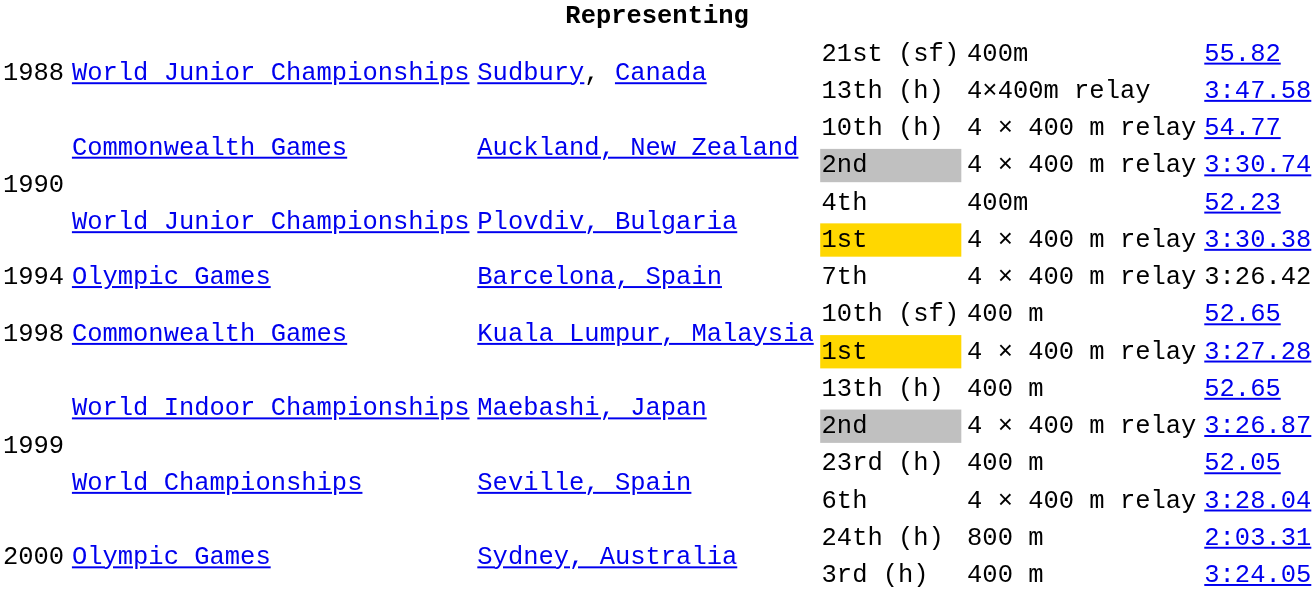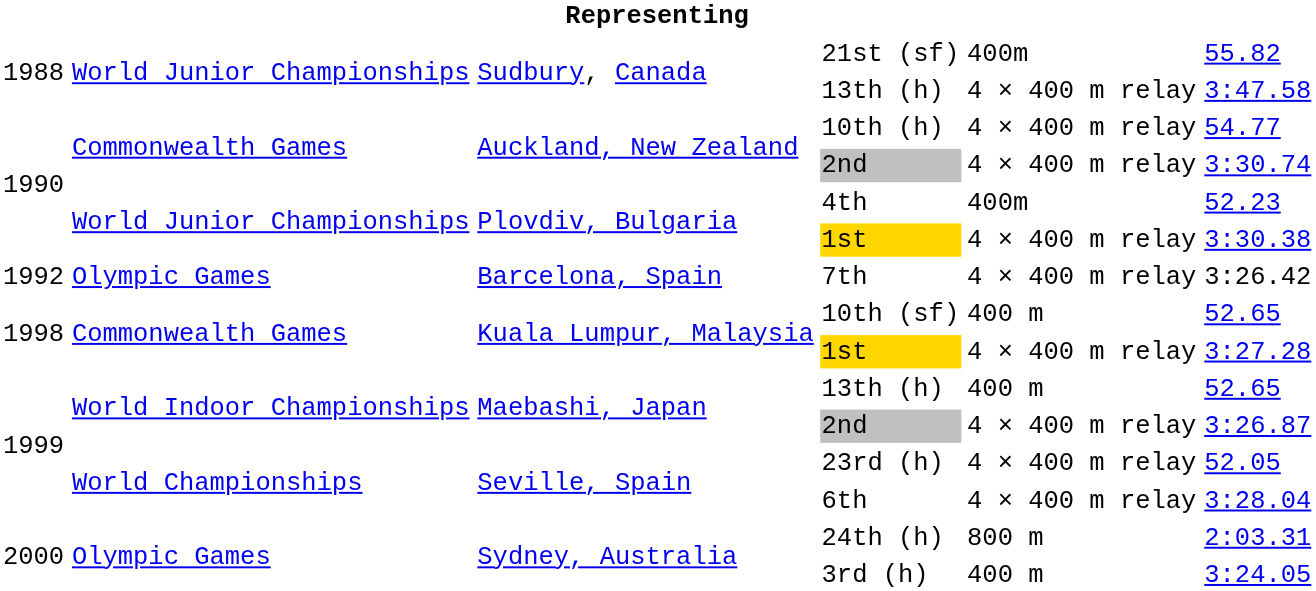(1059, 91) 4×400m relay -> (1082, 91) 4 × 400 m relay
(33, 277) 1994 -> (33, 277) 1992
(1005, 463) 400 m -> (1082, 463) 4 × 400 m relay
